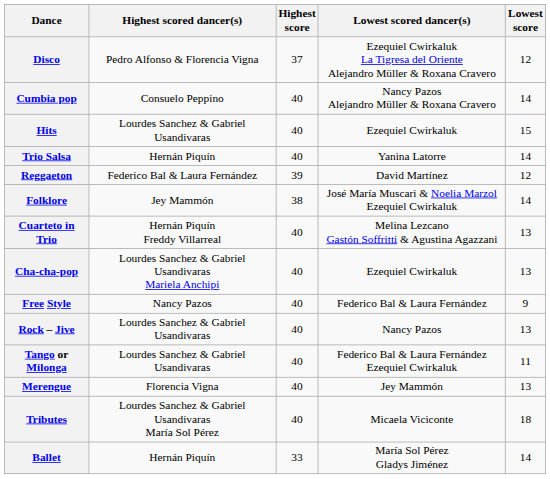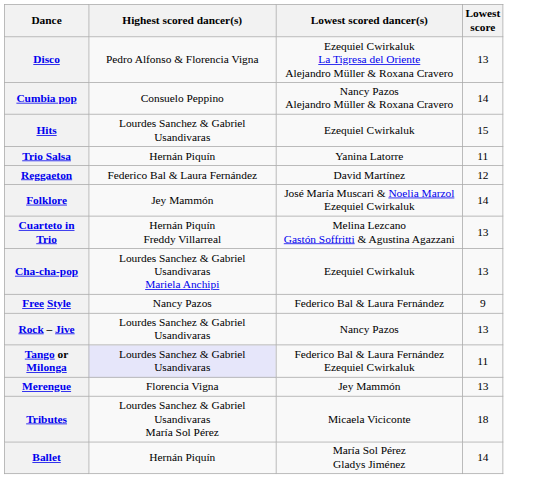- column: (297, 20)
(525, 59) 12 -> (483, 59) 13
(525, 156) 14 -> (483, 156) 11
(182, 361) no background -> (182, 361) lavender background
